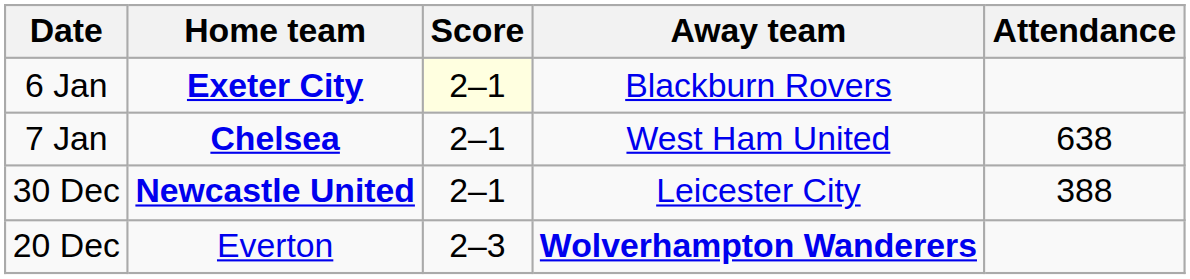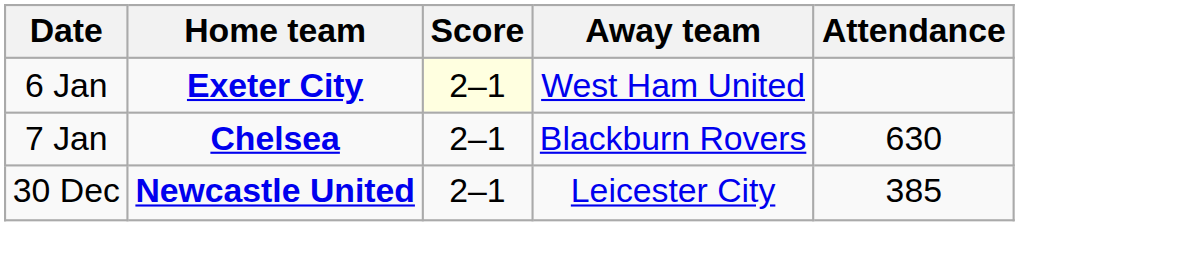(758, 84) Blackburn Rovers -> (673, 84) West Ham United
(758, 138) West Ham United -> (673, 138) Blackburn Rovers
(1084, 138) 638 -> (914, 138) 630
(1084, 191) 388 -> (914, 191) 385
- row: (66, 245)
